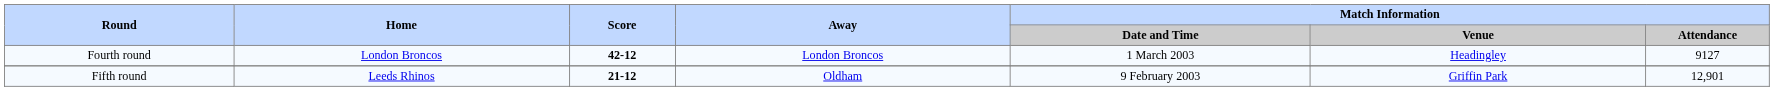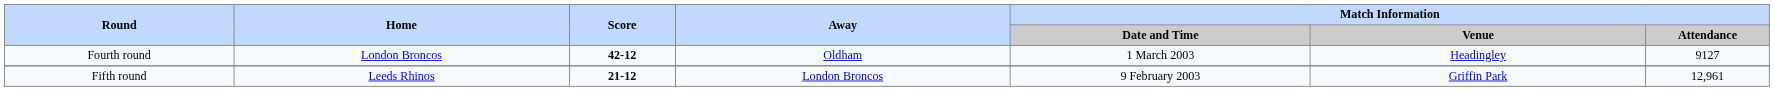(843, 55) London Broncos -> (843, 55) Oldham
(843, 76) Oldham -> (843, 76) London Broncos
(1708, 76) 12,901 -> (1708, 76) 12,961
